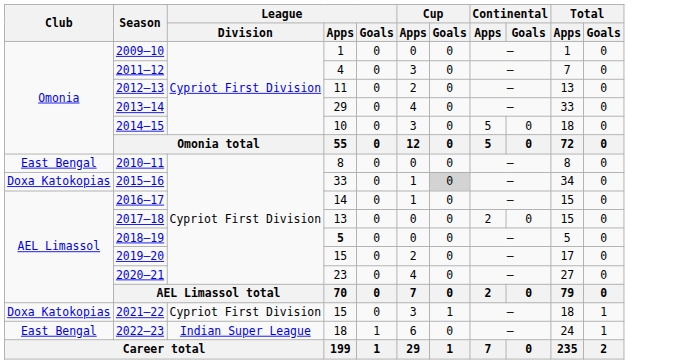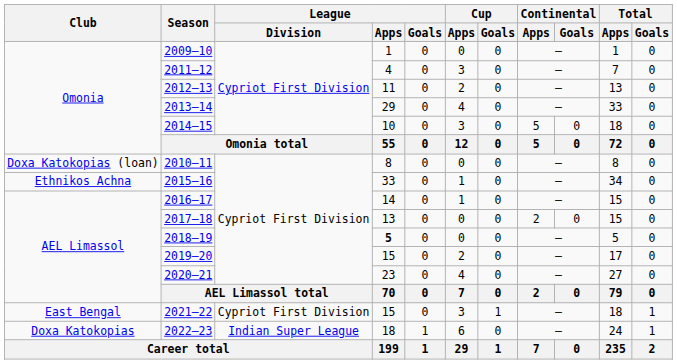(59, 163) East Bengal -> (83, 163) Doxa Katokopias (loan)
(59, 182) Doxa Katokopias -> (83, 182) Ethnikos Achna
(450, 182) lightgrey background -> (498, 182) no background
(59, 312) Doxa Katokopias -> (83, 312) East Bengal
(59, 331) East Bengal -> (83, 331) Doxa Katokopias
